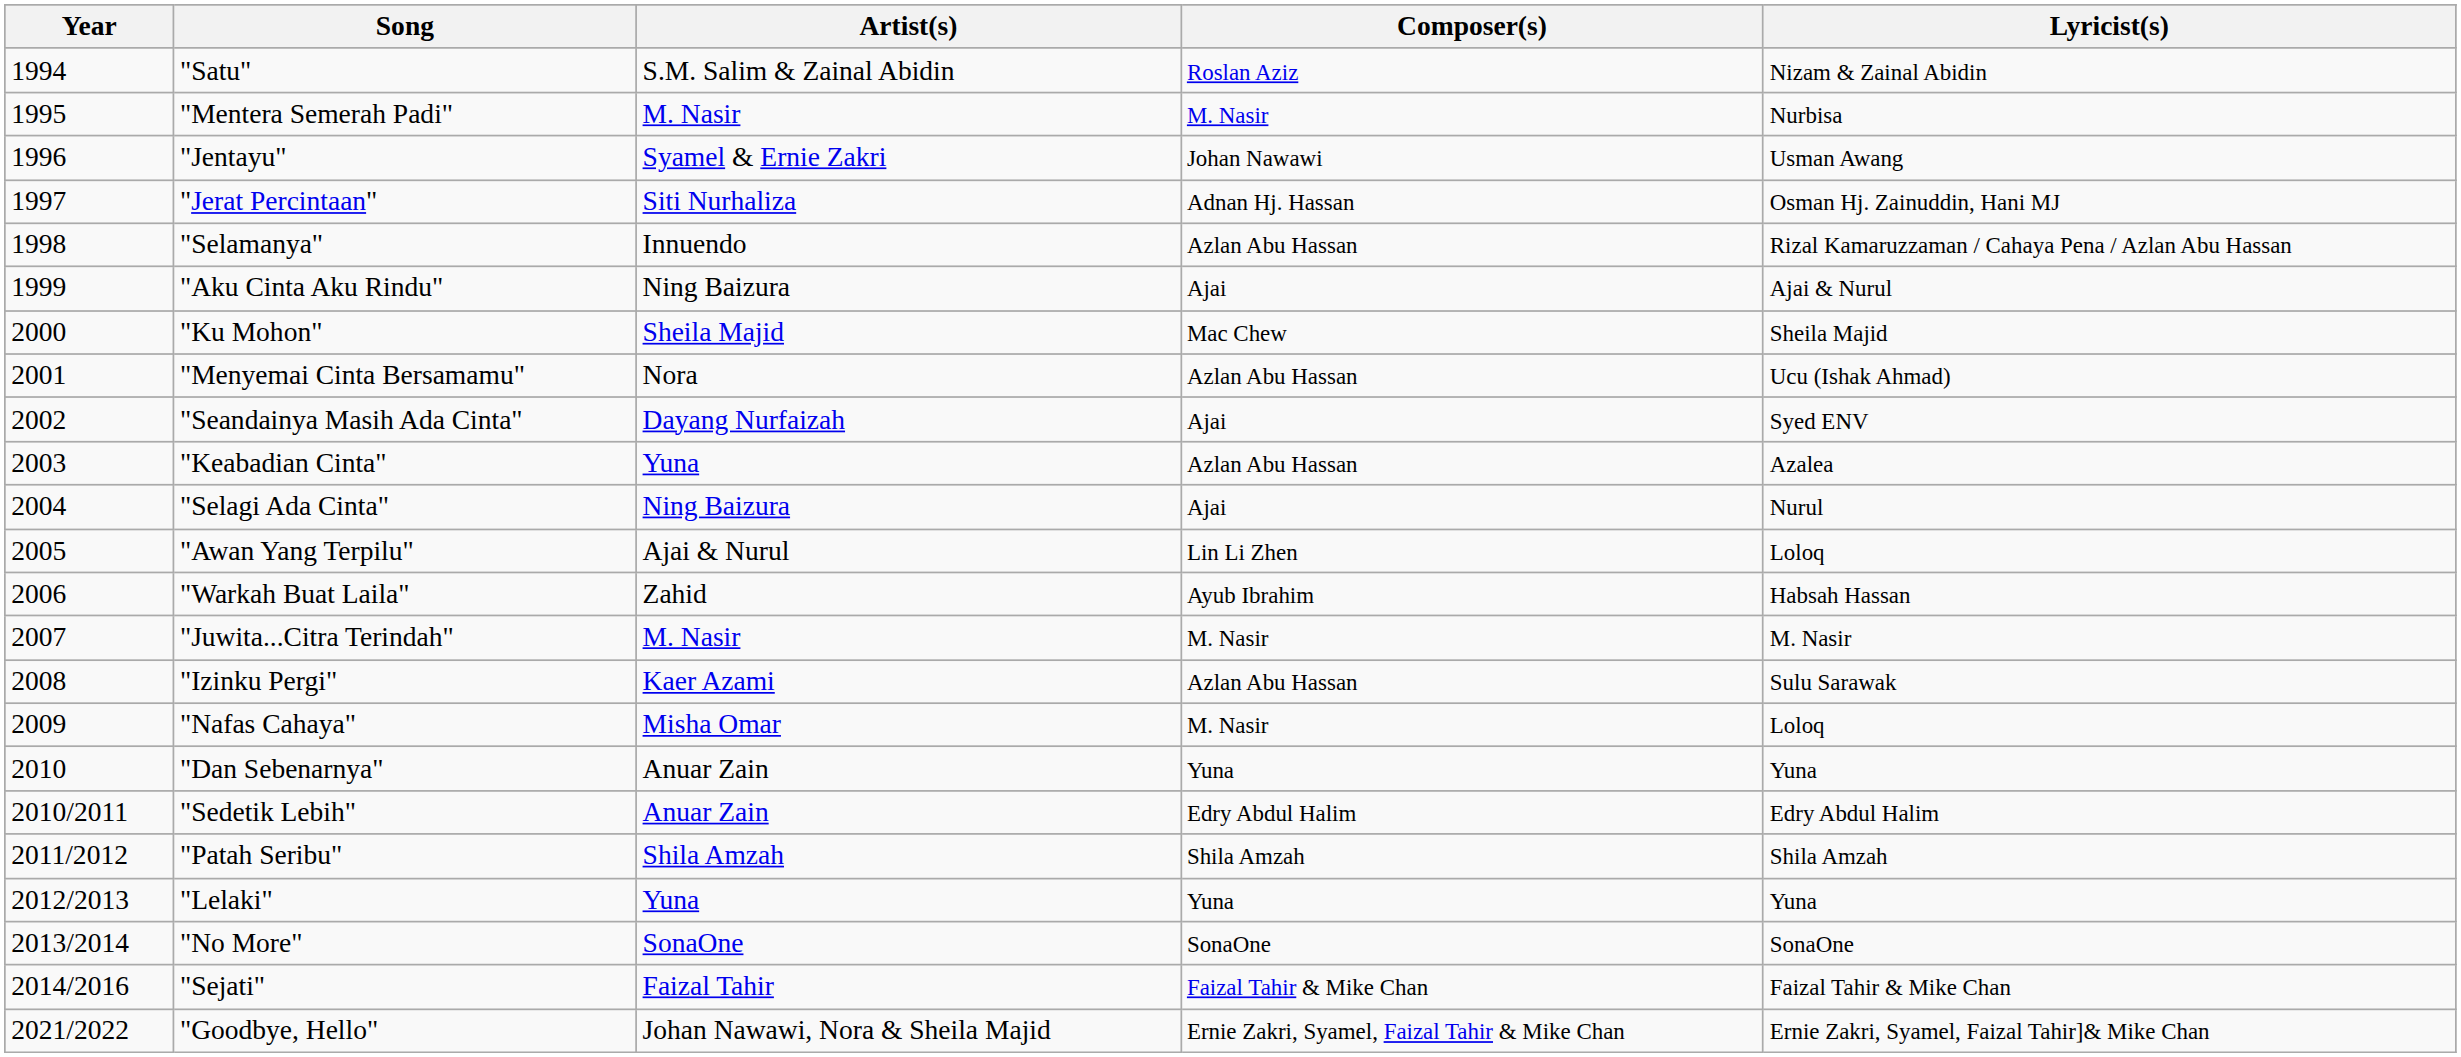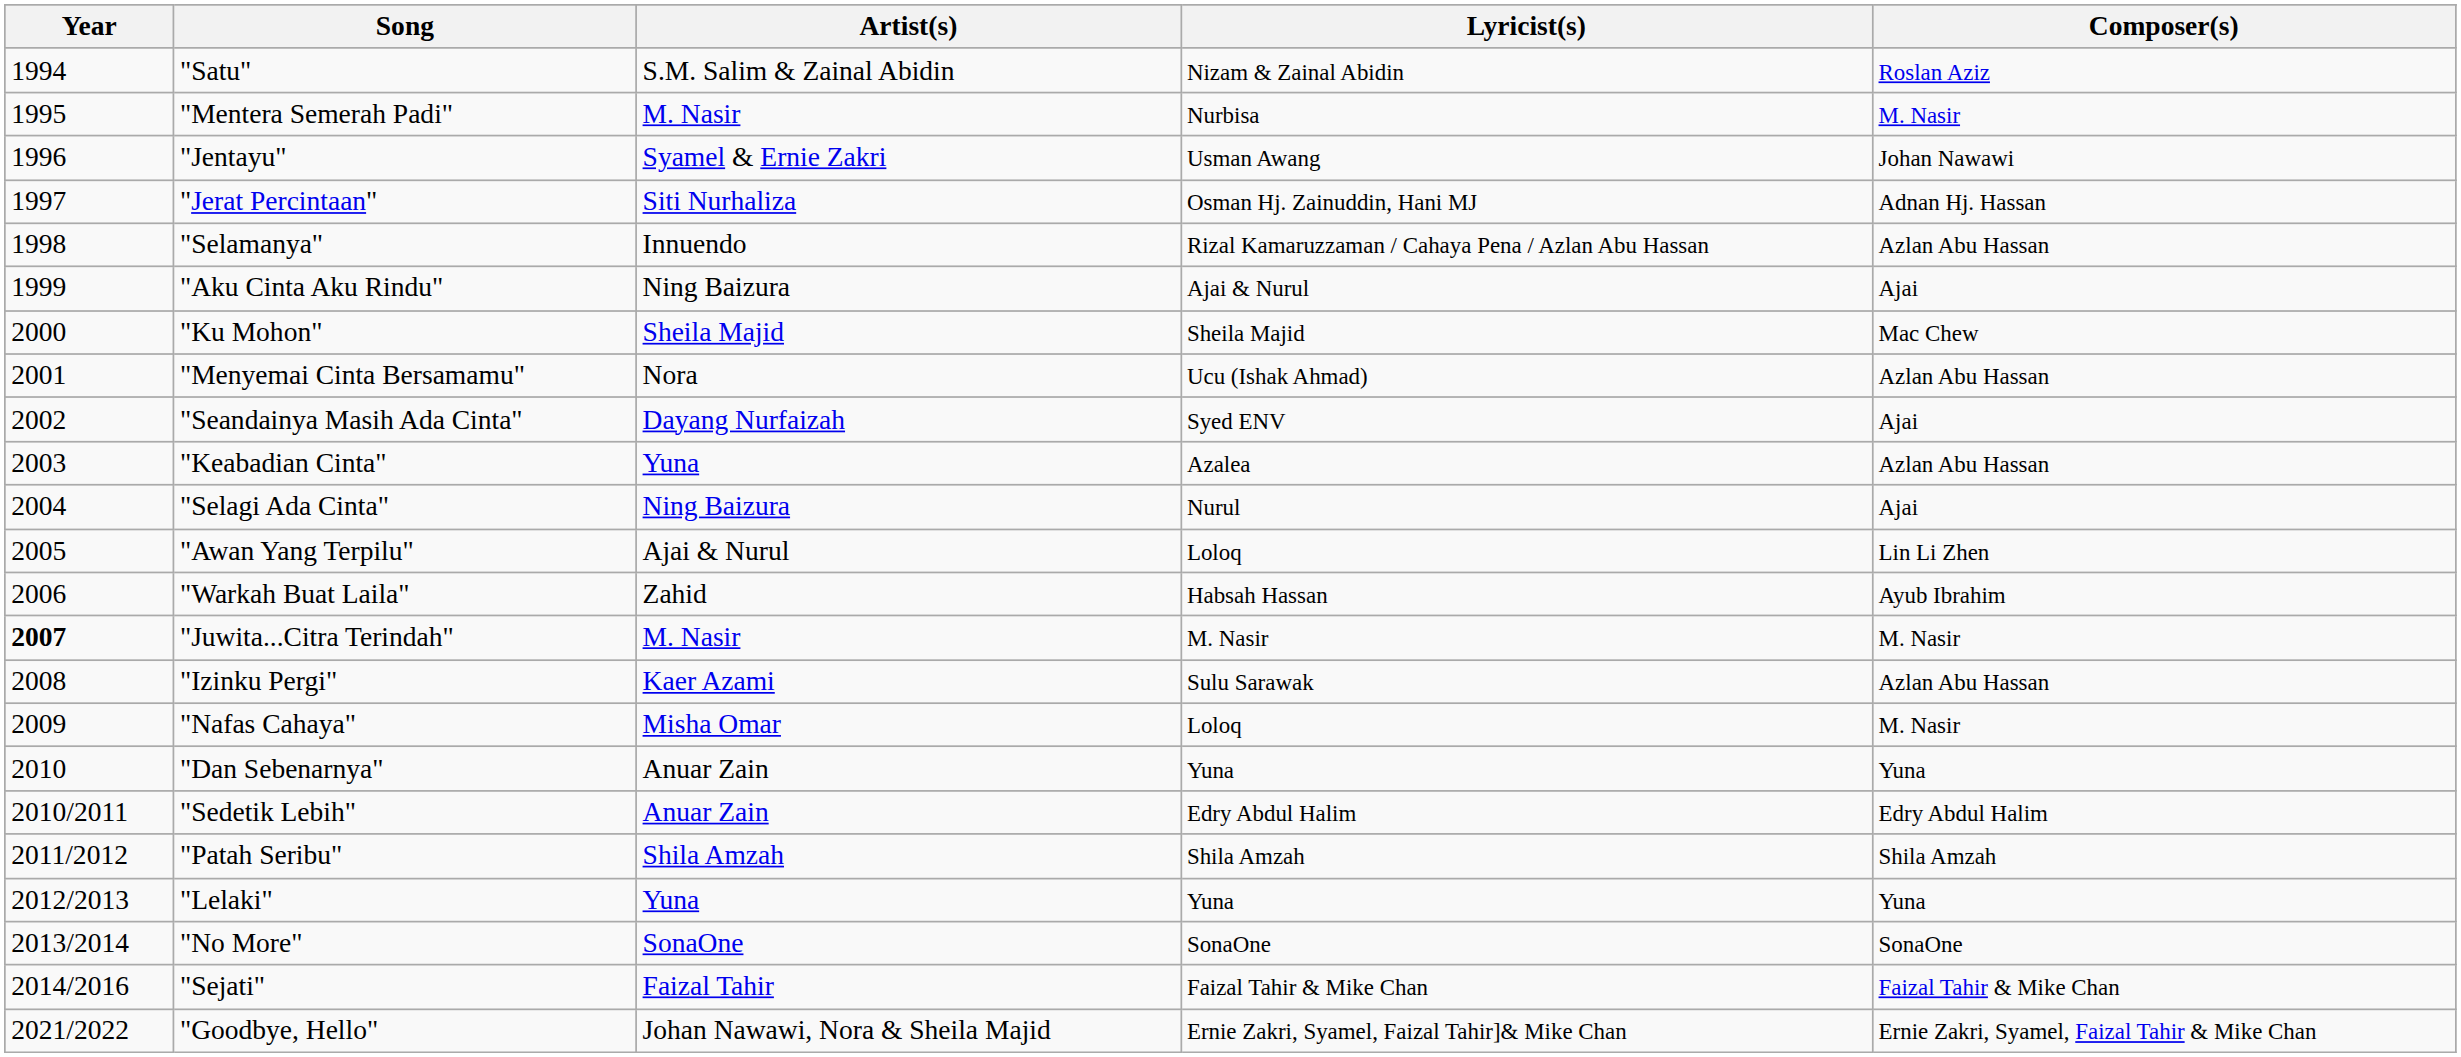columns swapped: (1472, 26) <-> (2109, 26)
(39, 637) normal -> (39, 637) bold
